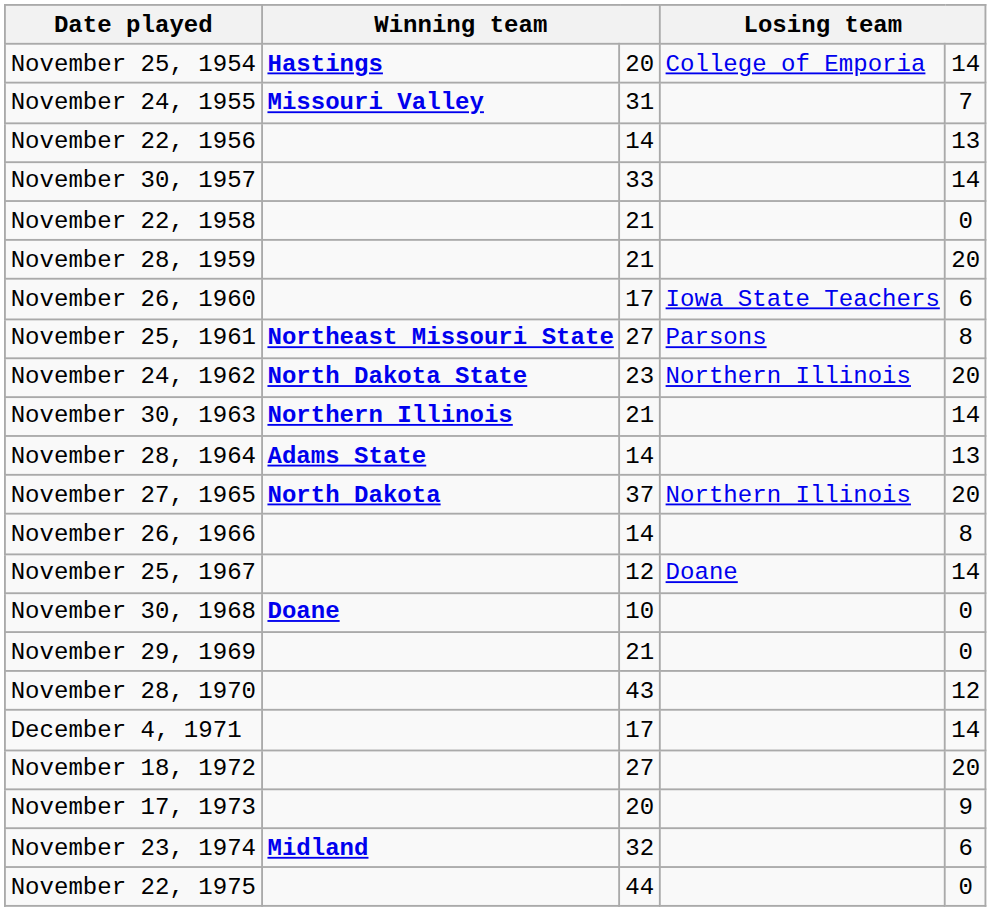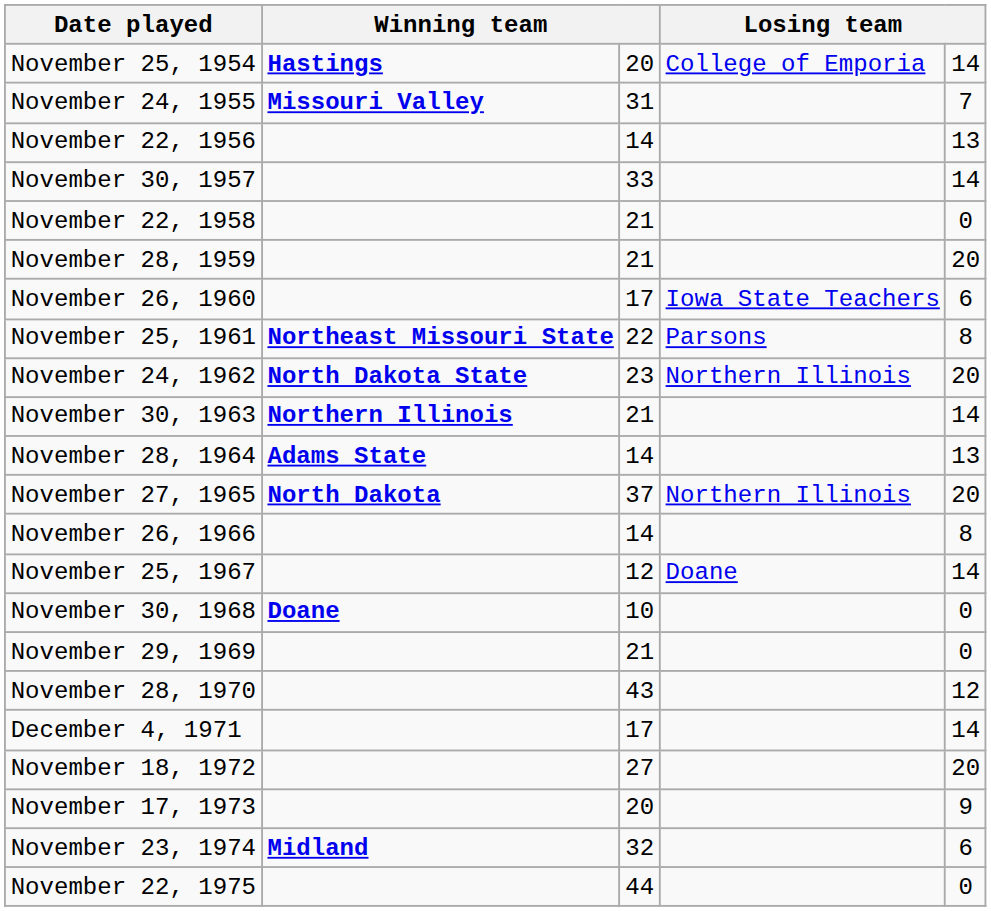(640, 338) 27 -> (640, 338) 22
